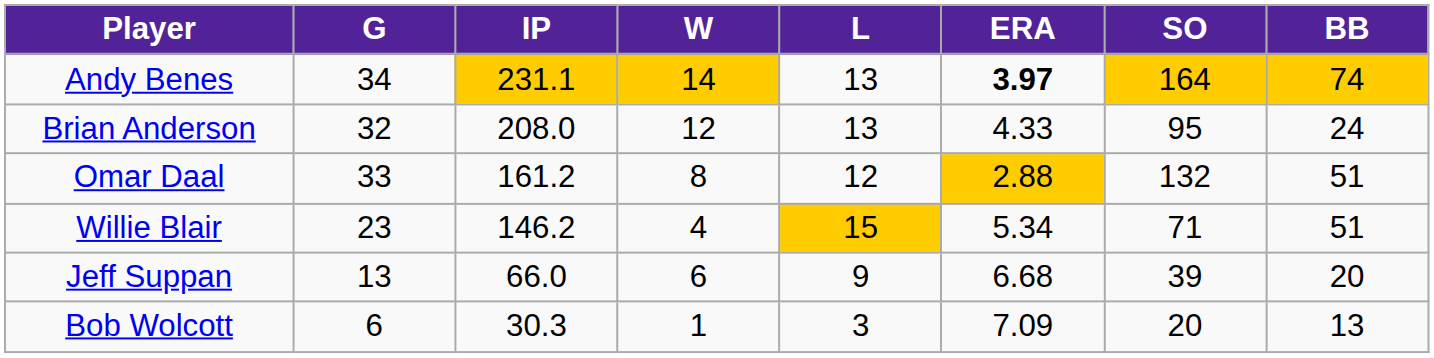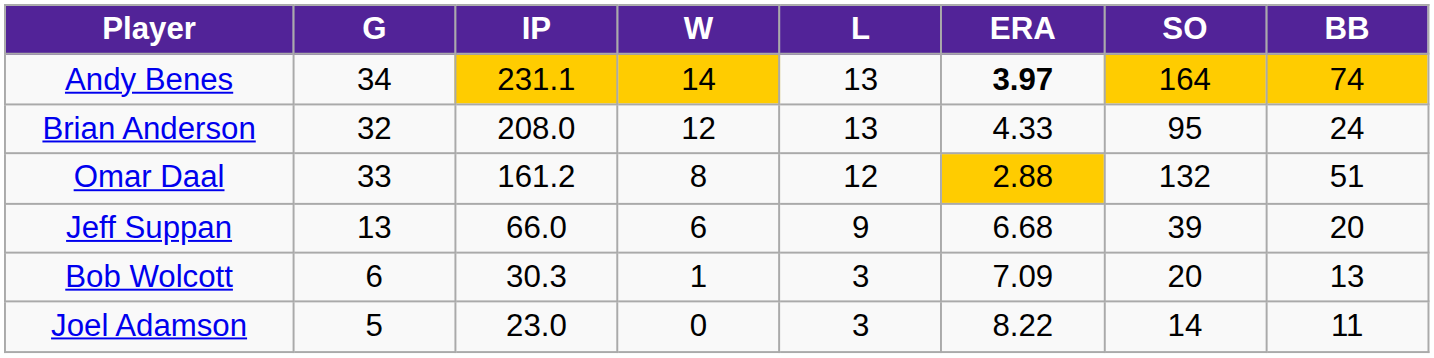- row: (149, 227)
+ row: (149, 326)
